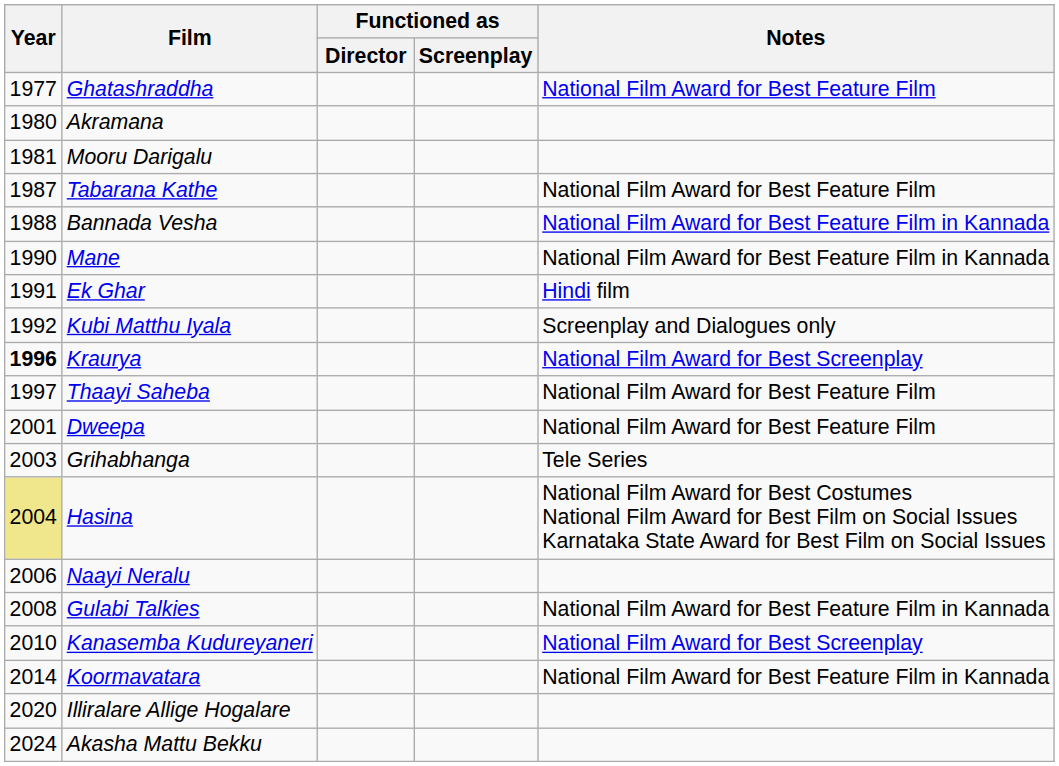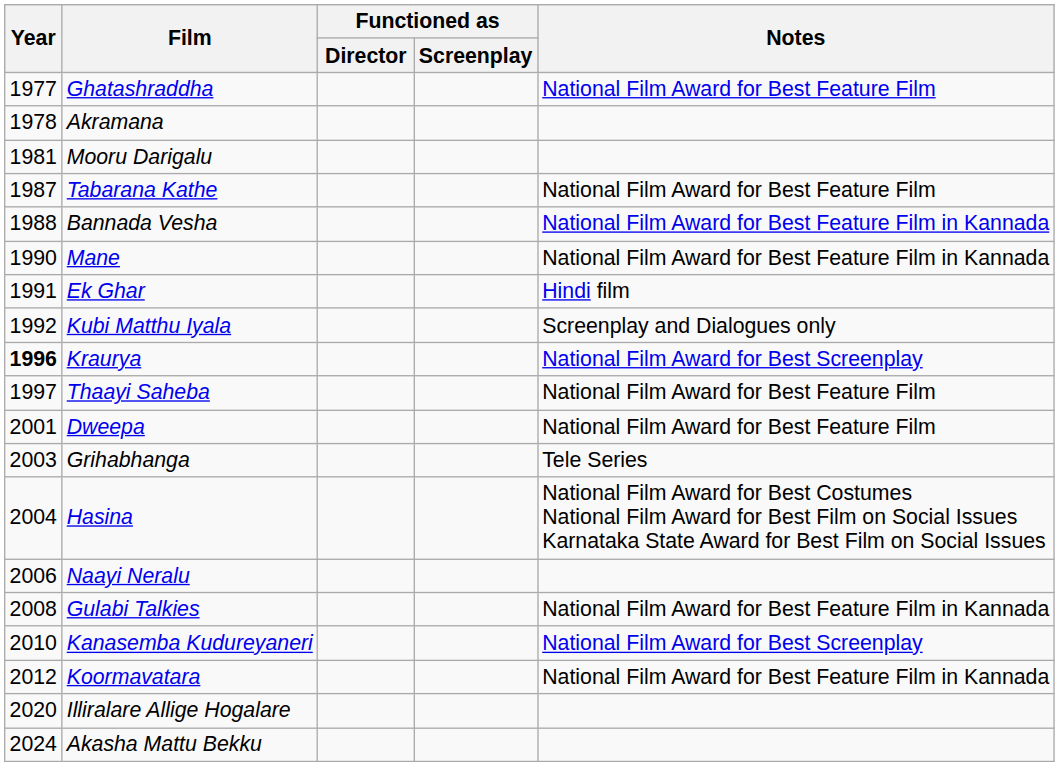(33, 122) 1980 -> (33, 122) 1978
(33, 517) khaki background -> (33, 517) no background
(33, 676) 2014 -> (33, 676) 2012
